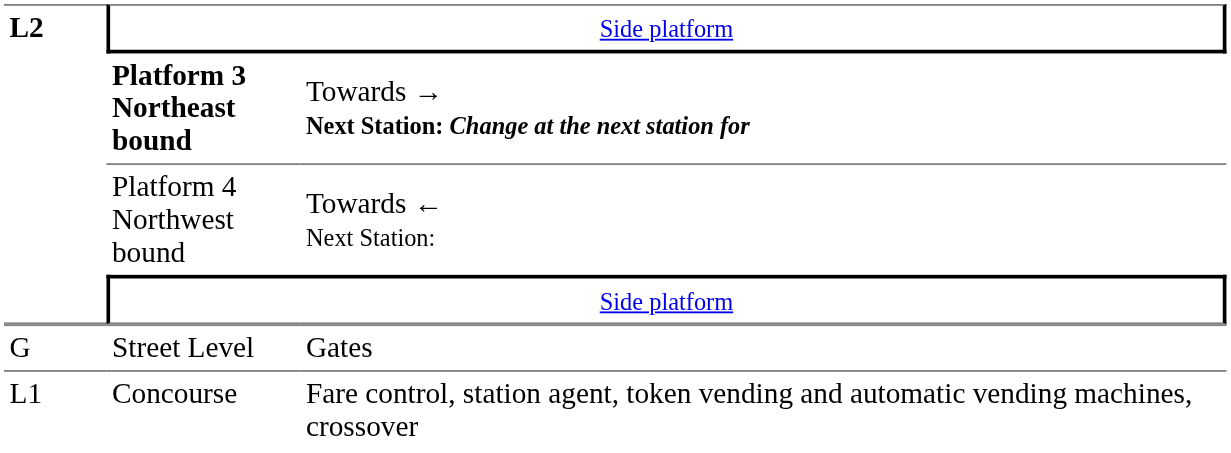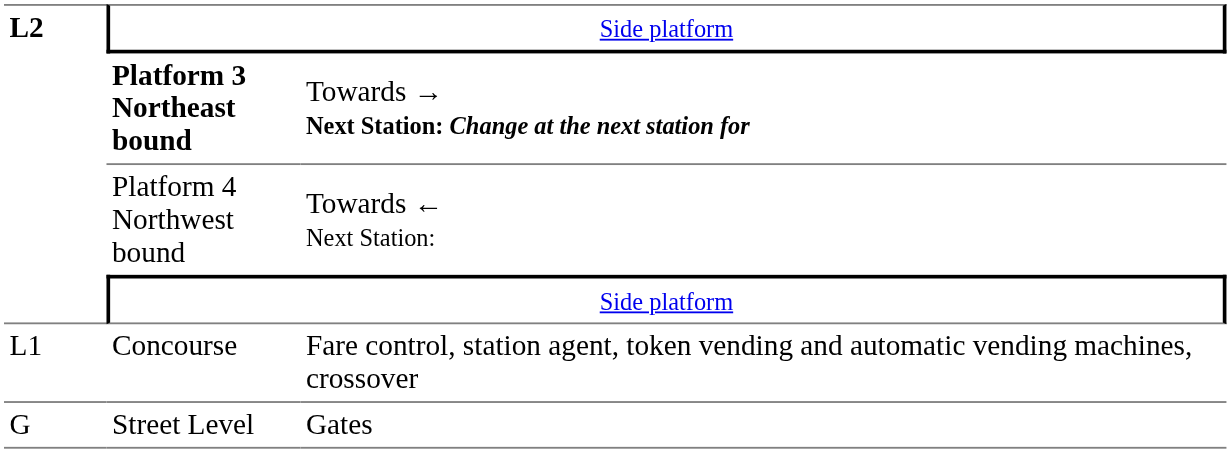rows swapped: (175, 393) <-> (183, 347)
